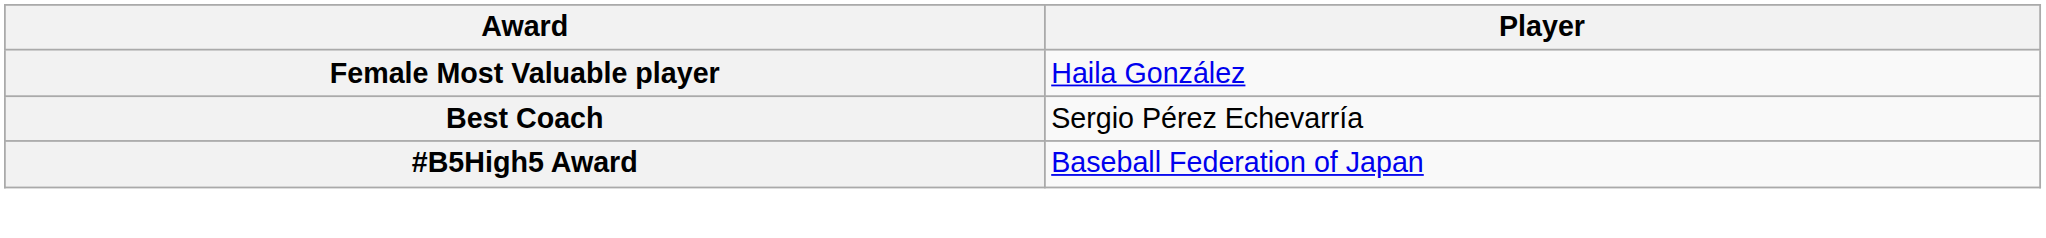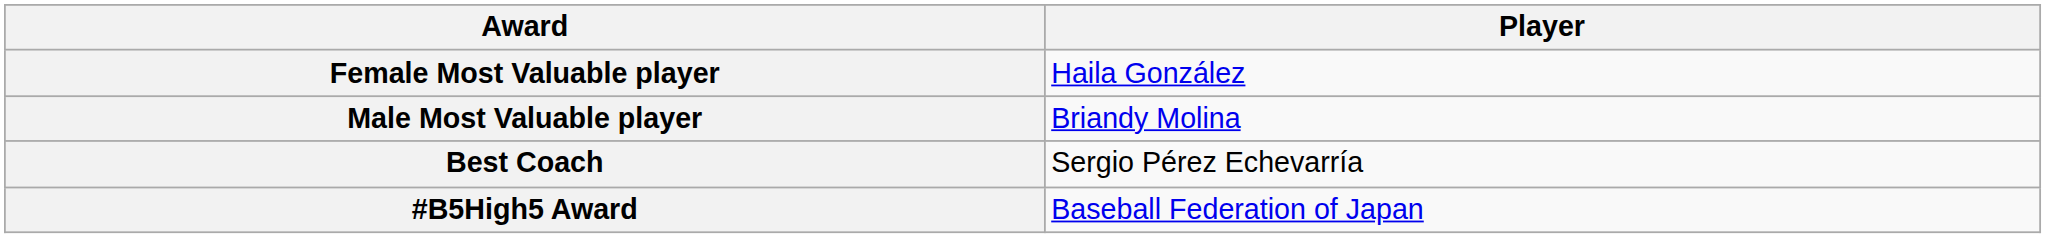+ row: (525, 118)
